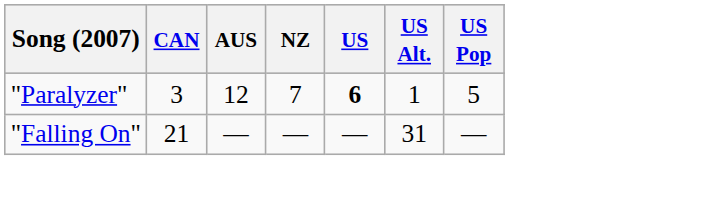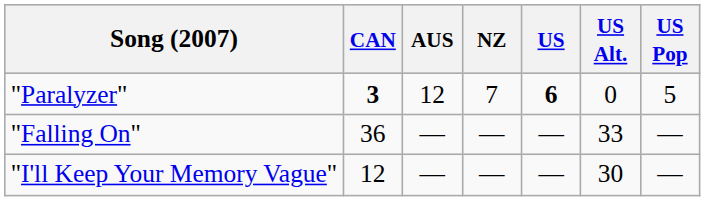(177, 93) normal -> (373, 93) bold
(414, 93) 1 -> (611, 93) 0
(177, 133) 21 -> (373, 133) 36
(414, 133) 31 -> (611, 133) 33
+ row: (174, 174)
